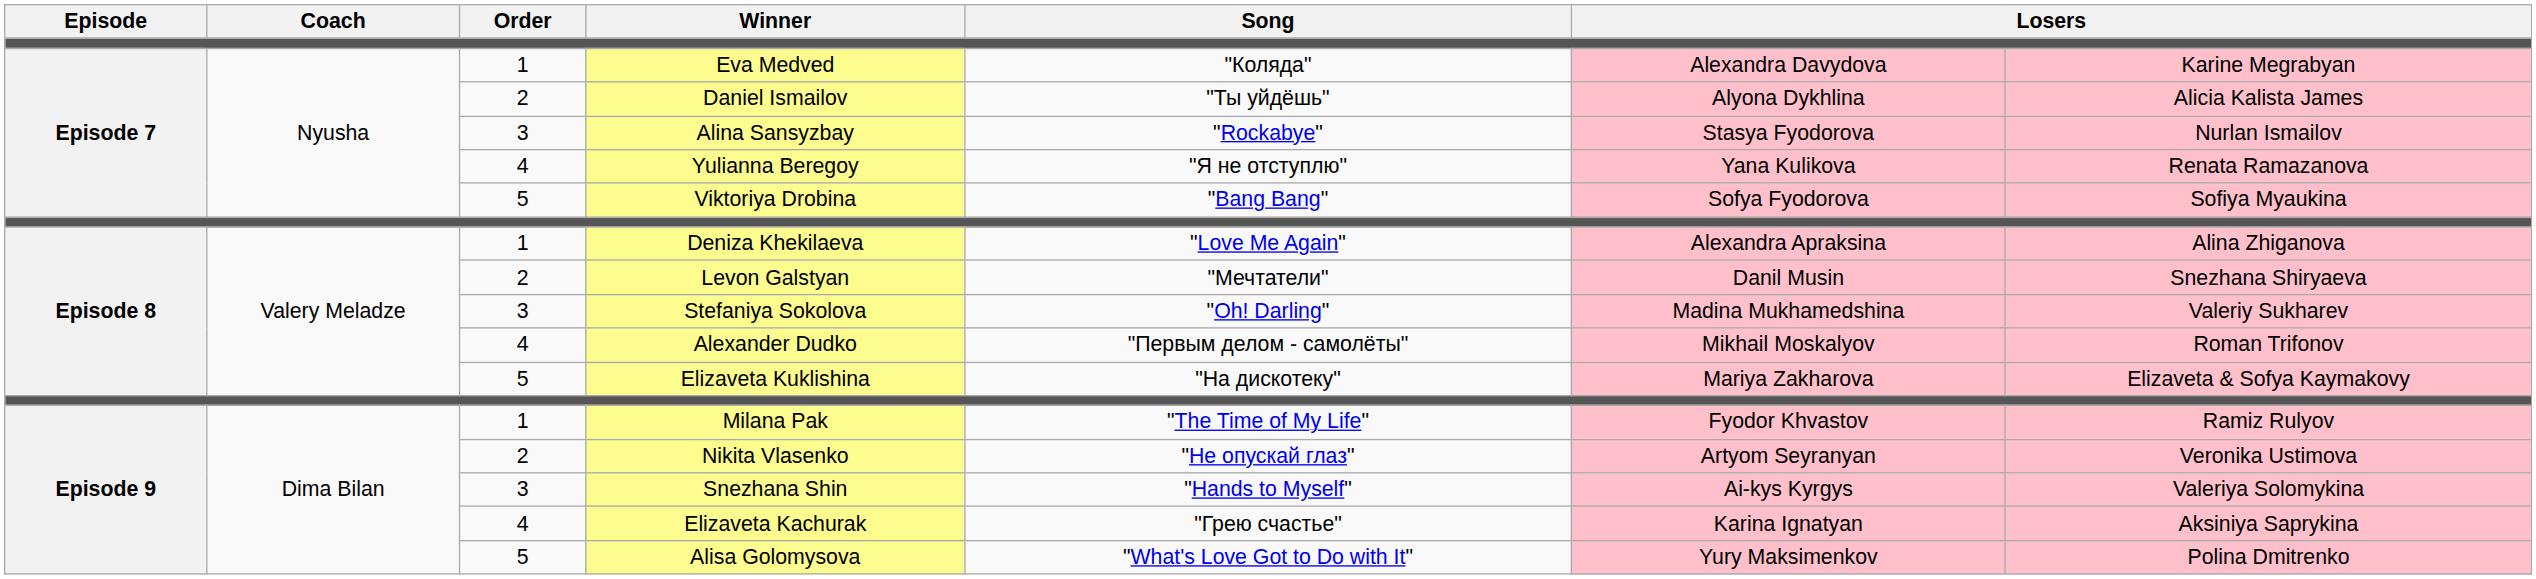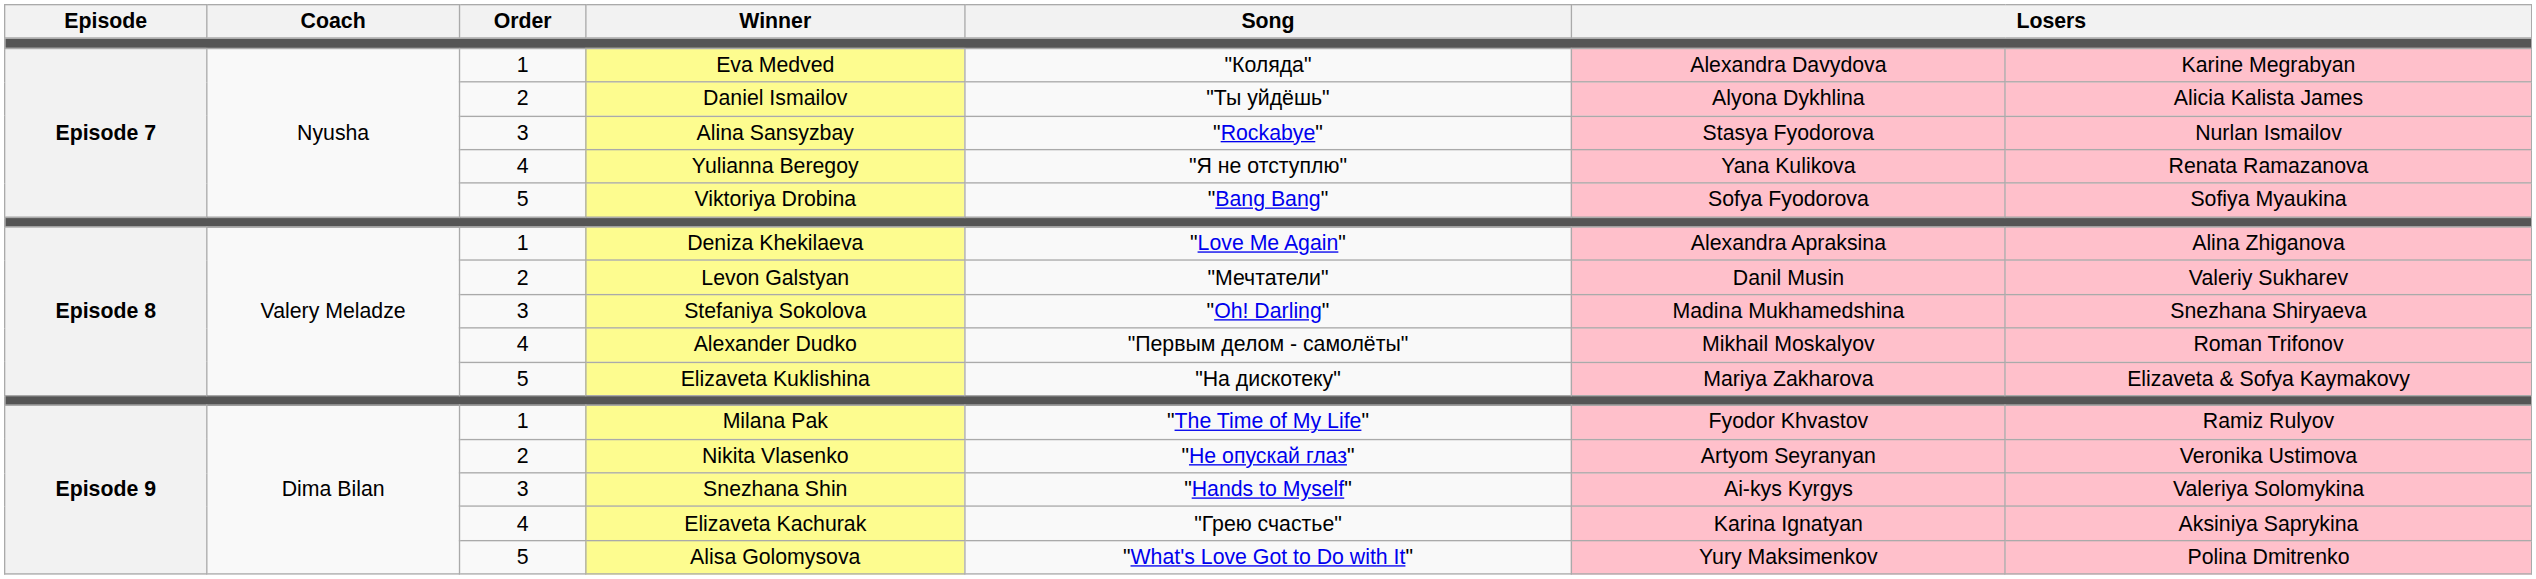(2268, 277) Snezhana Shiryaeva -> (2268, 277) Valeriy Sukharev
(2268, 310) Valeriy Sukharev -> (2268, 310) Snezhana Shiryaeva
